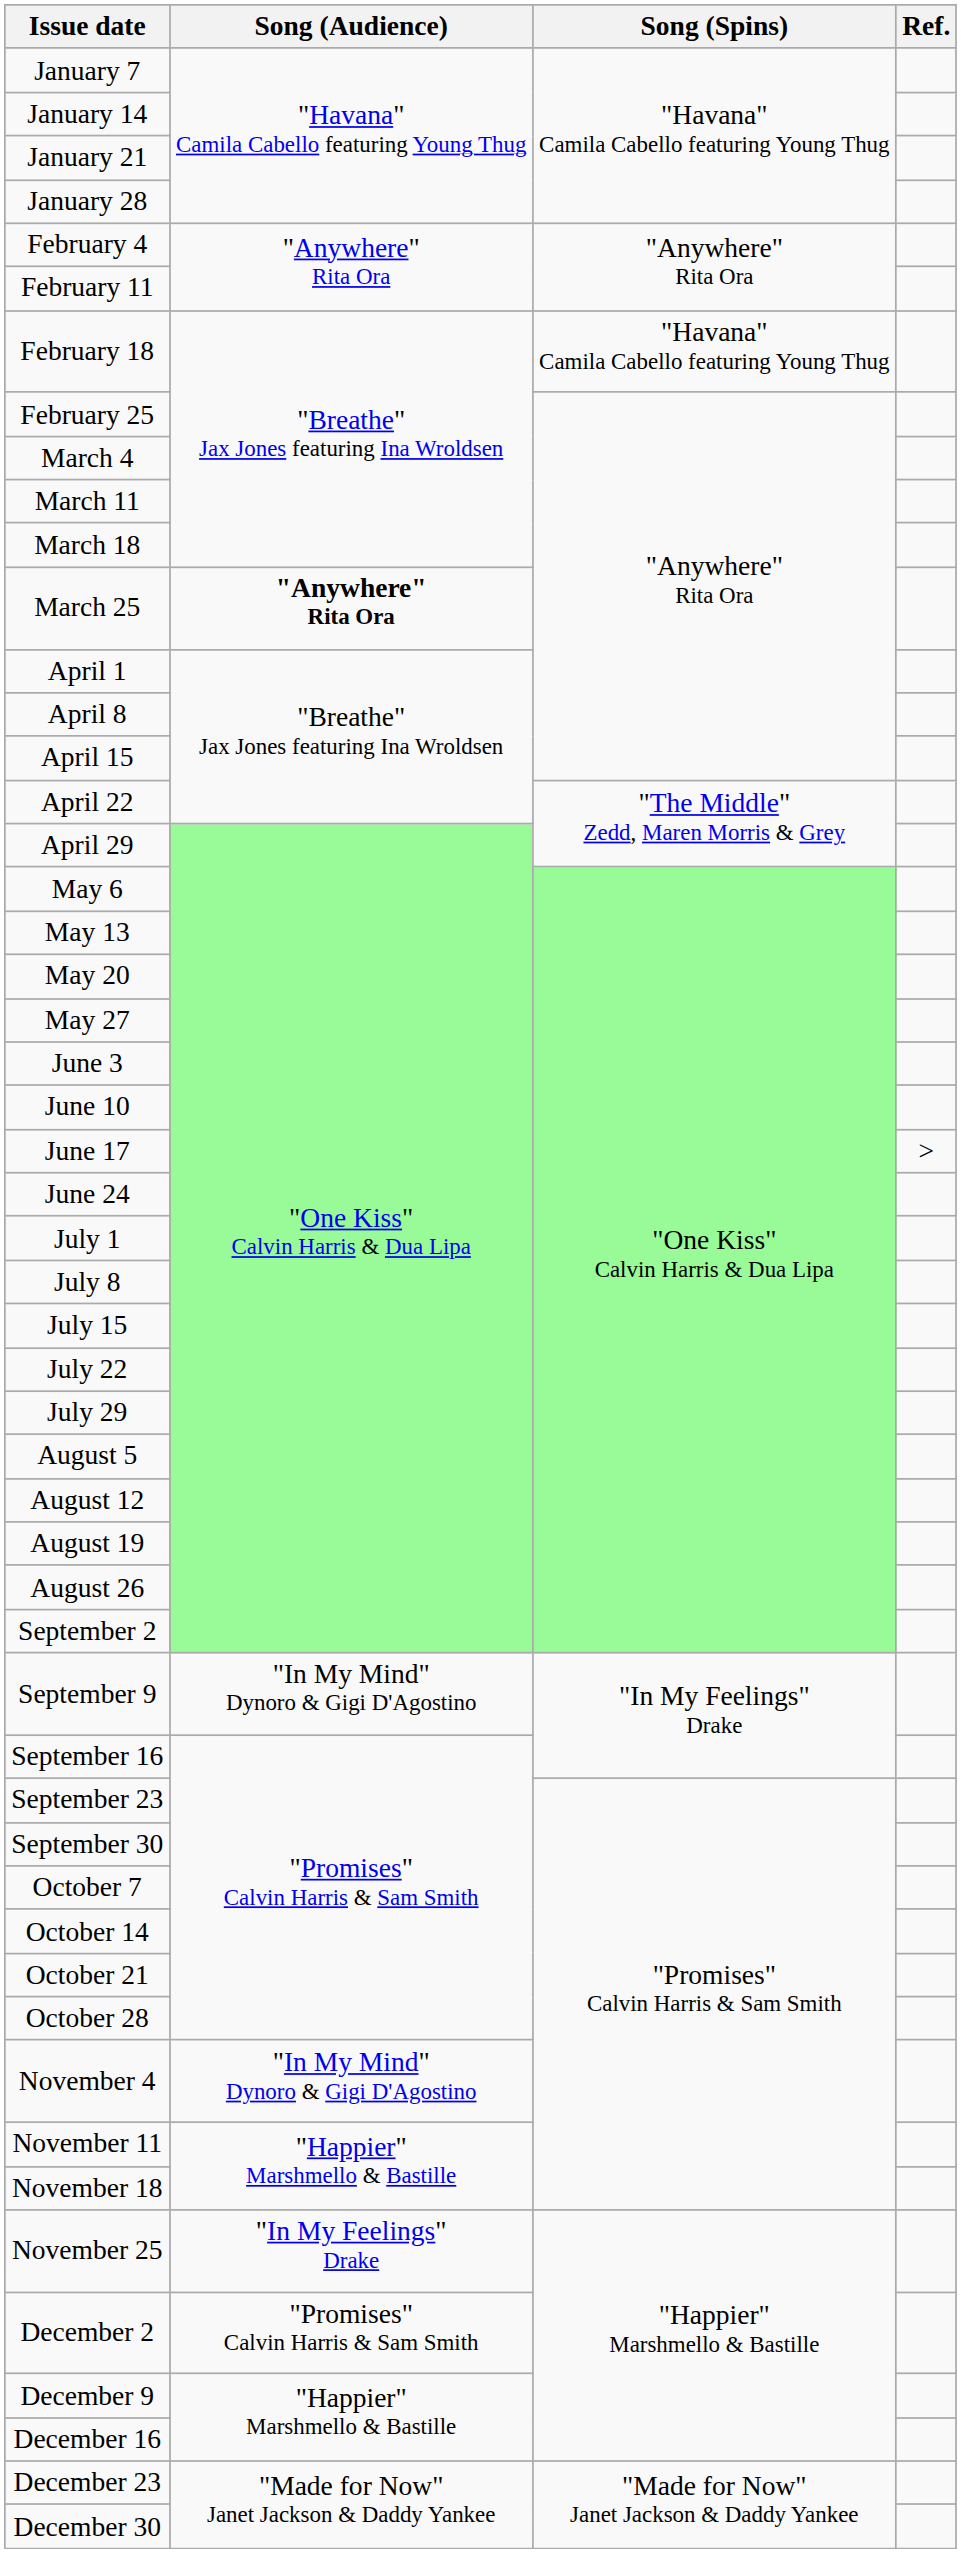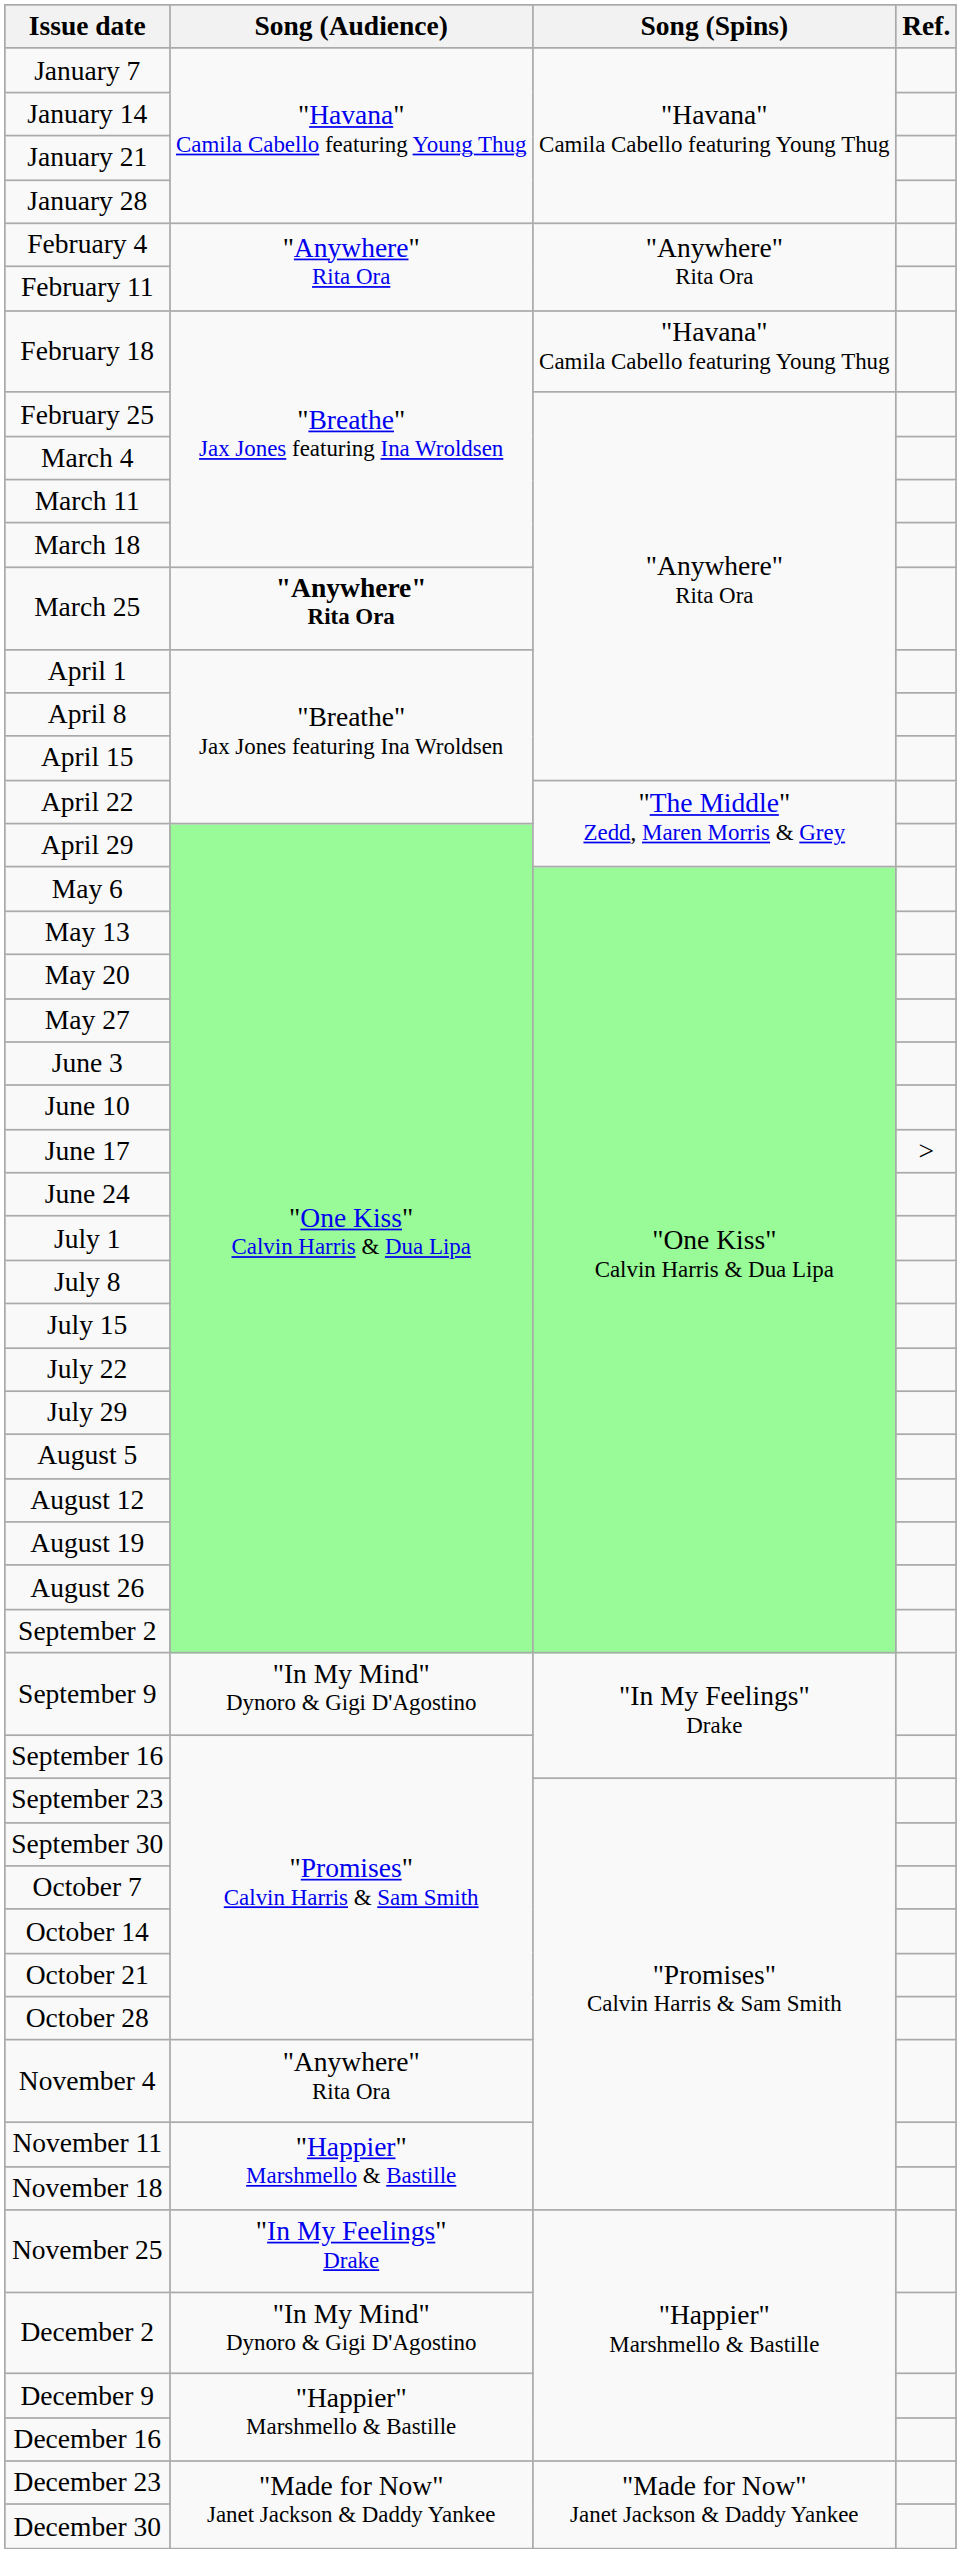(351, 2075) "In My Mind" Dynoro & Gigi D'Agostino -> (351, 2075) "Anywhere" Rita Ora
(351, 2327) "Promises" Calvin Harris & Sam Smith -> (351, 2327) "In My Mind" Dynoro & Gigi D'Agostino
